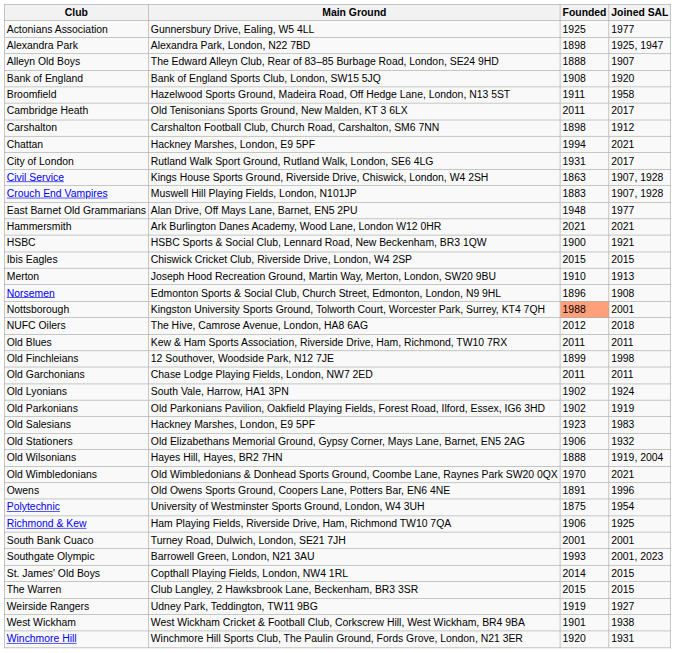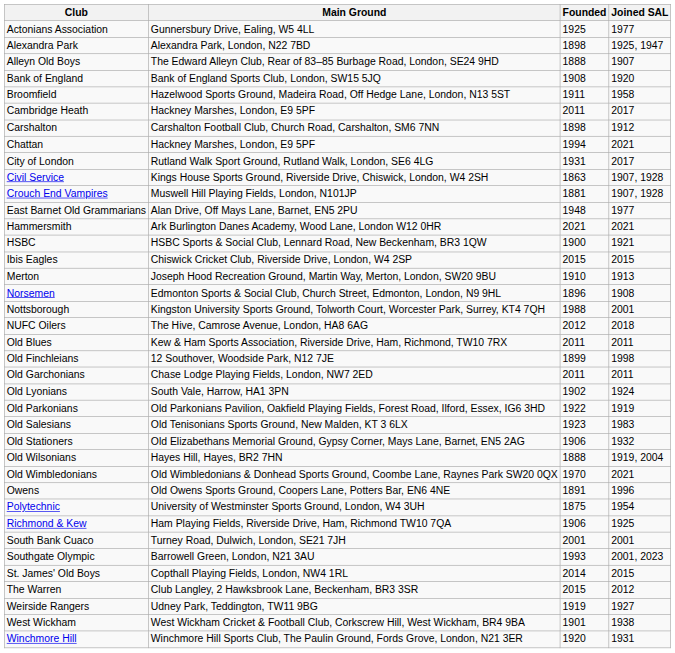(279, 111) Old Tenisonians Sports Ground, New Malden, KT 3 6LX -> (233, 111) Hackney Marshes, London, E9 5PF
(574, 194) 1883 -> (574, 194) 1881
(574, 309) lightsalmon background -> (574, 309) no background
(574, 408) 1902 -> (574, 408) 1922
(233, 425) Hackney Marshes, London, E9 5PF -> (279, 425) Old Tenisonians Sports Ground, New Malden, KT 3 6LX
(623, 590) 2015 -> (623, 590) 2012
